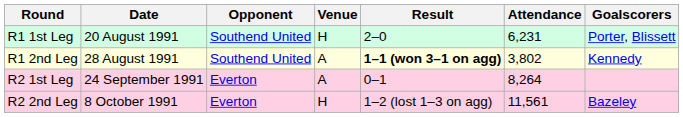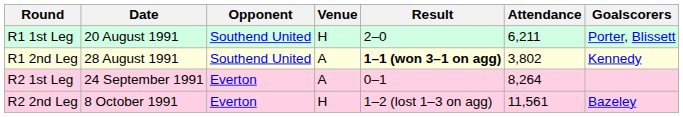(525, 36) 6,231 -> (524, 36) 6,211
